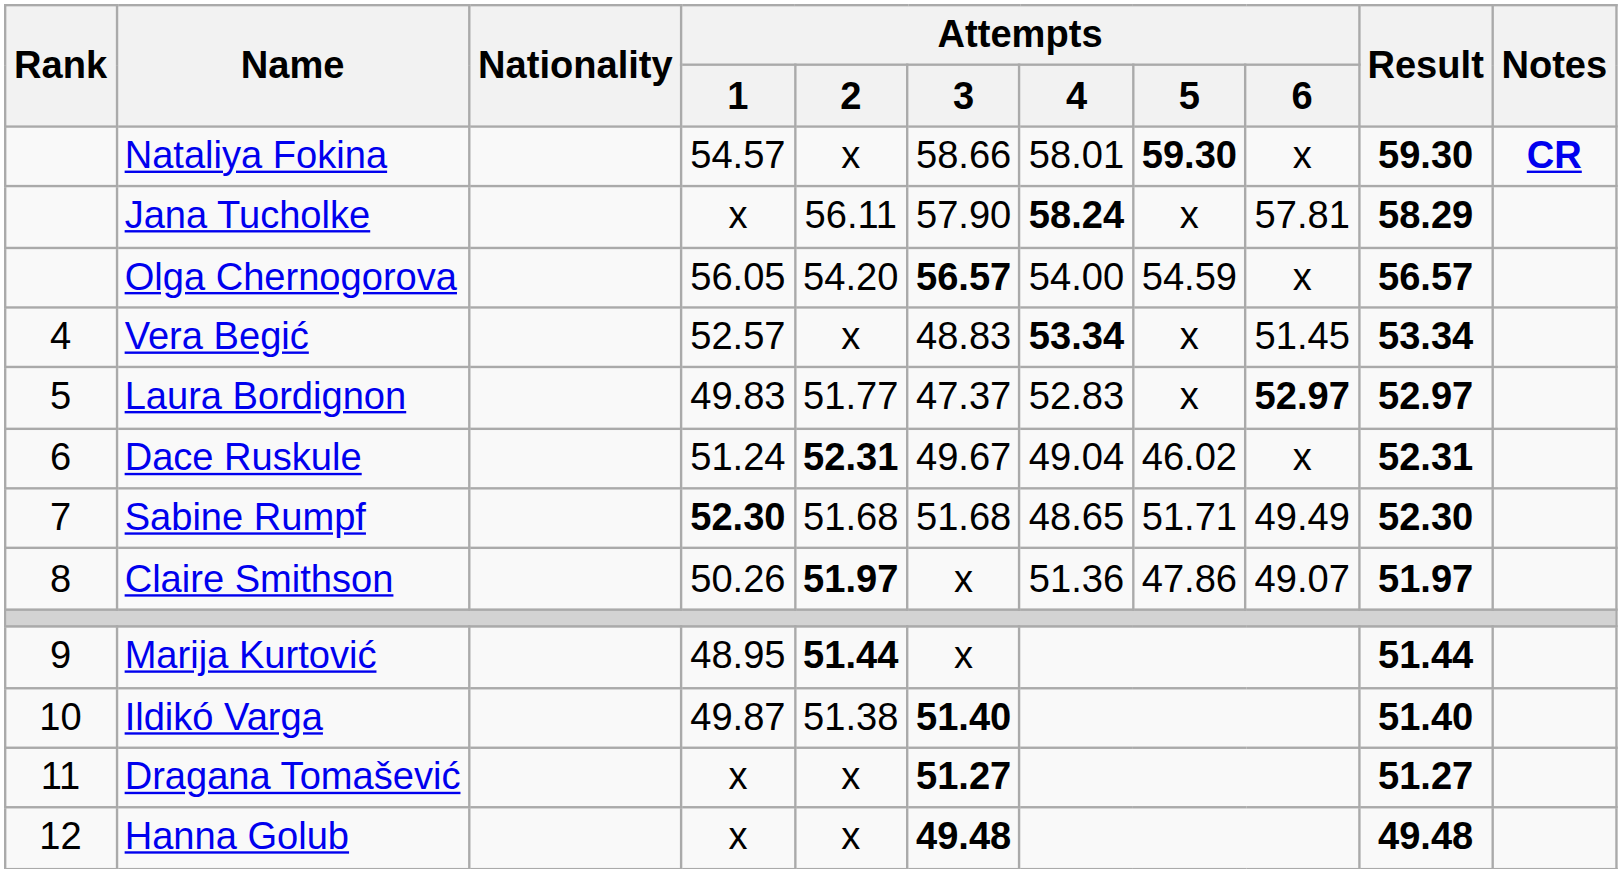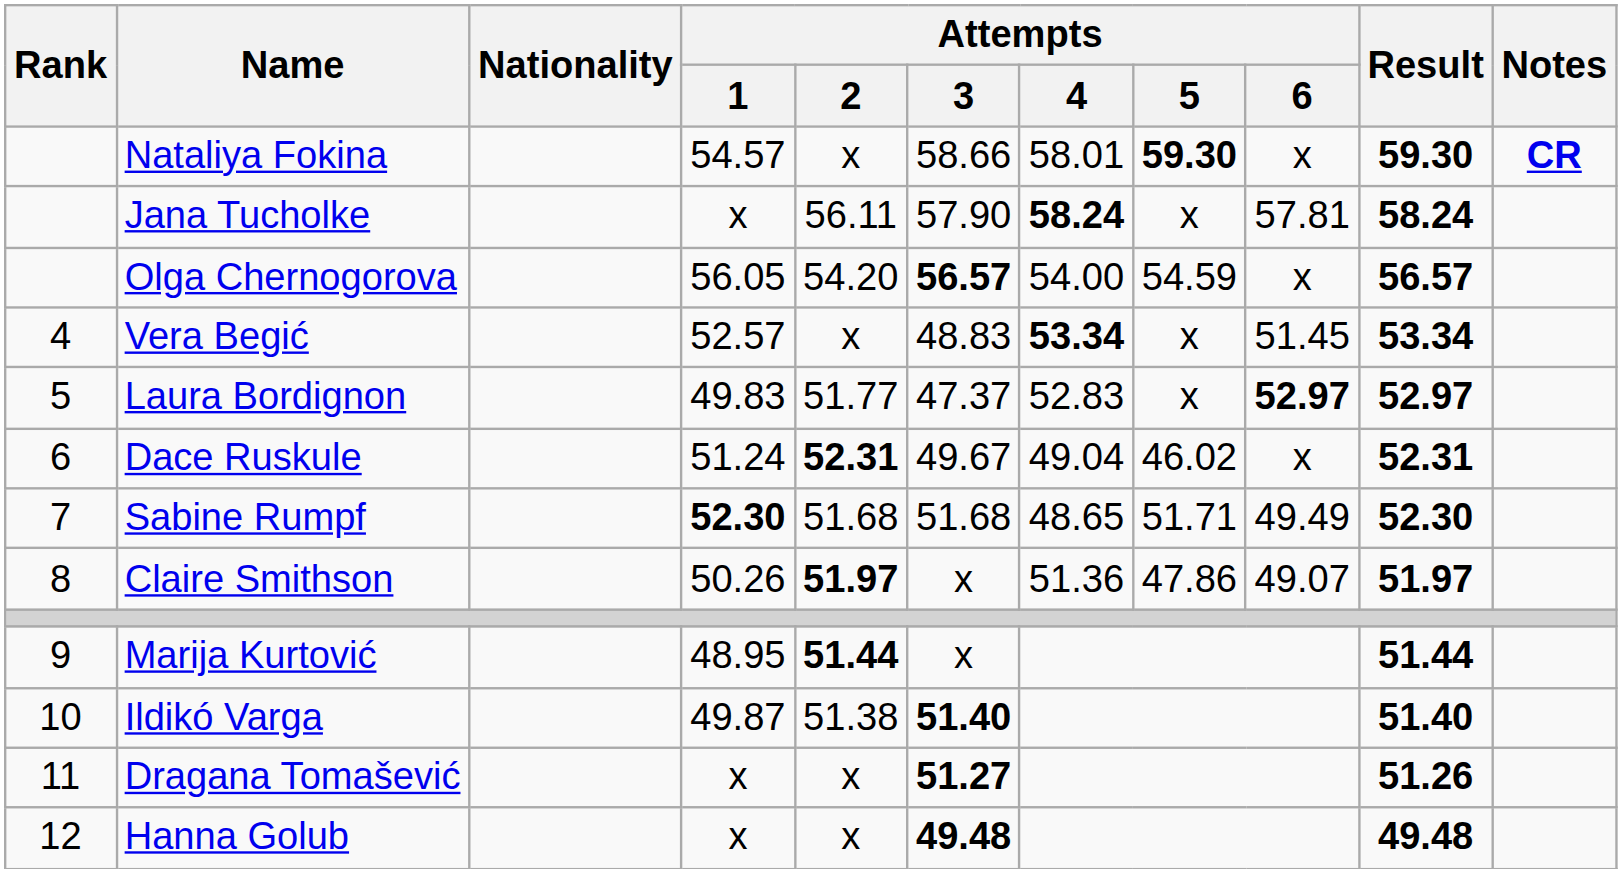(1426, 215) 58.29 -> (1426, 215) 58.24
(1426, 776) 51.27 -> (1426, 776) 51.26
